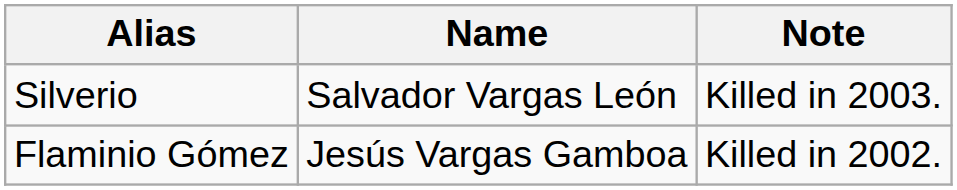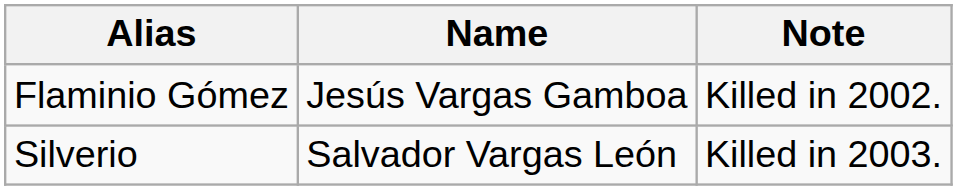rows swapped: (151, 154) <-> (76, 94)
